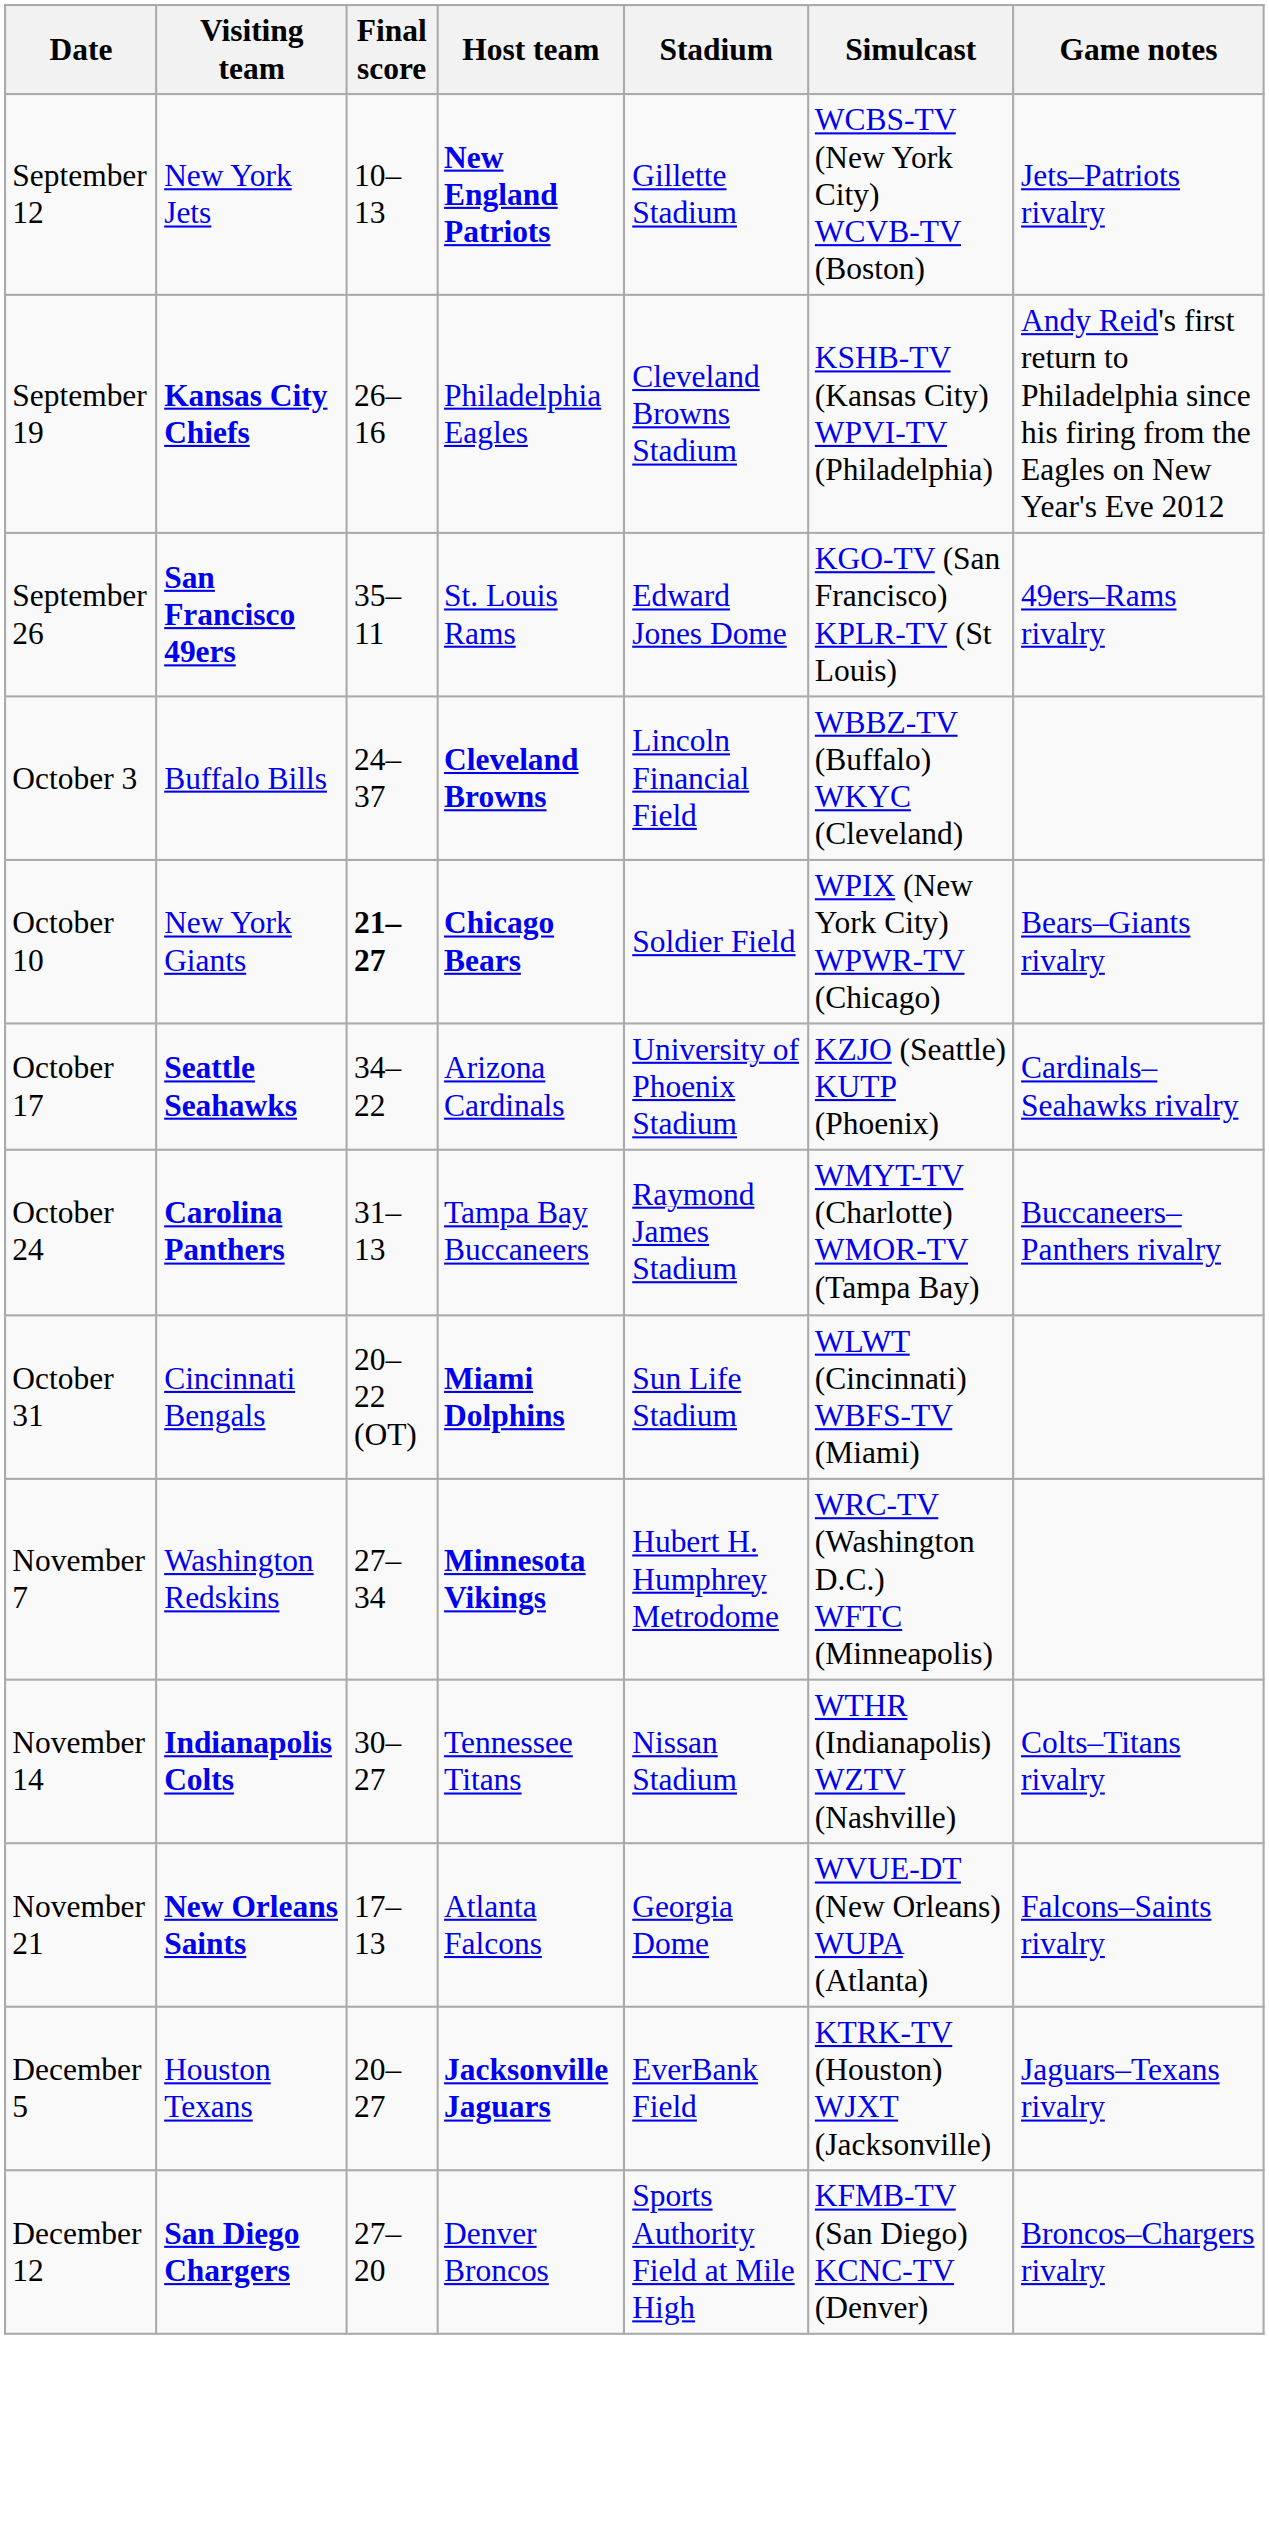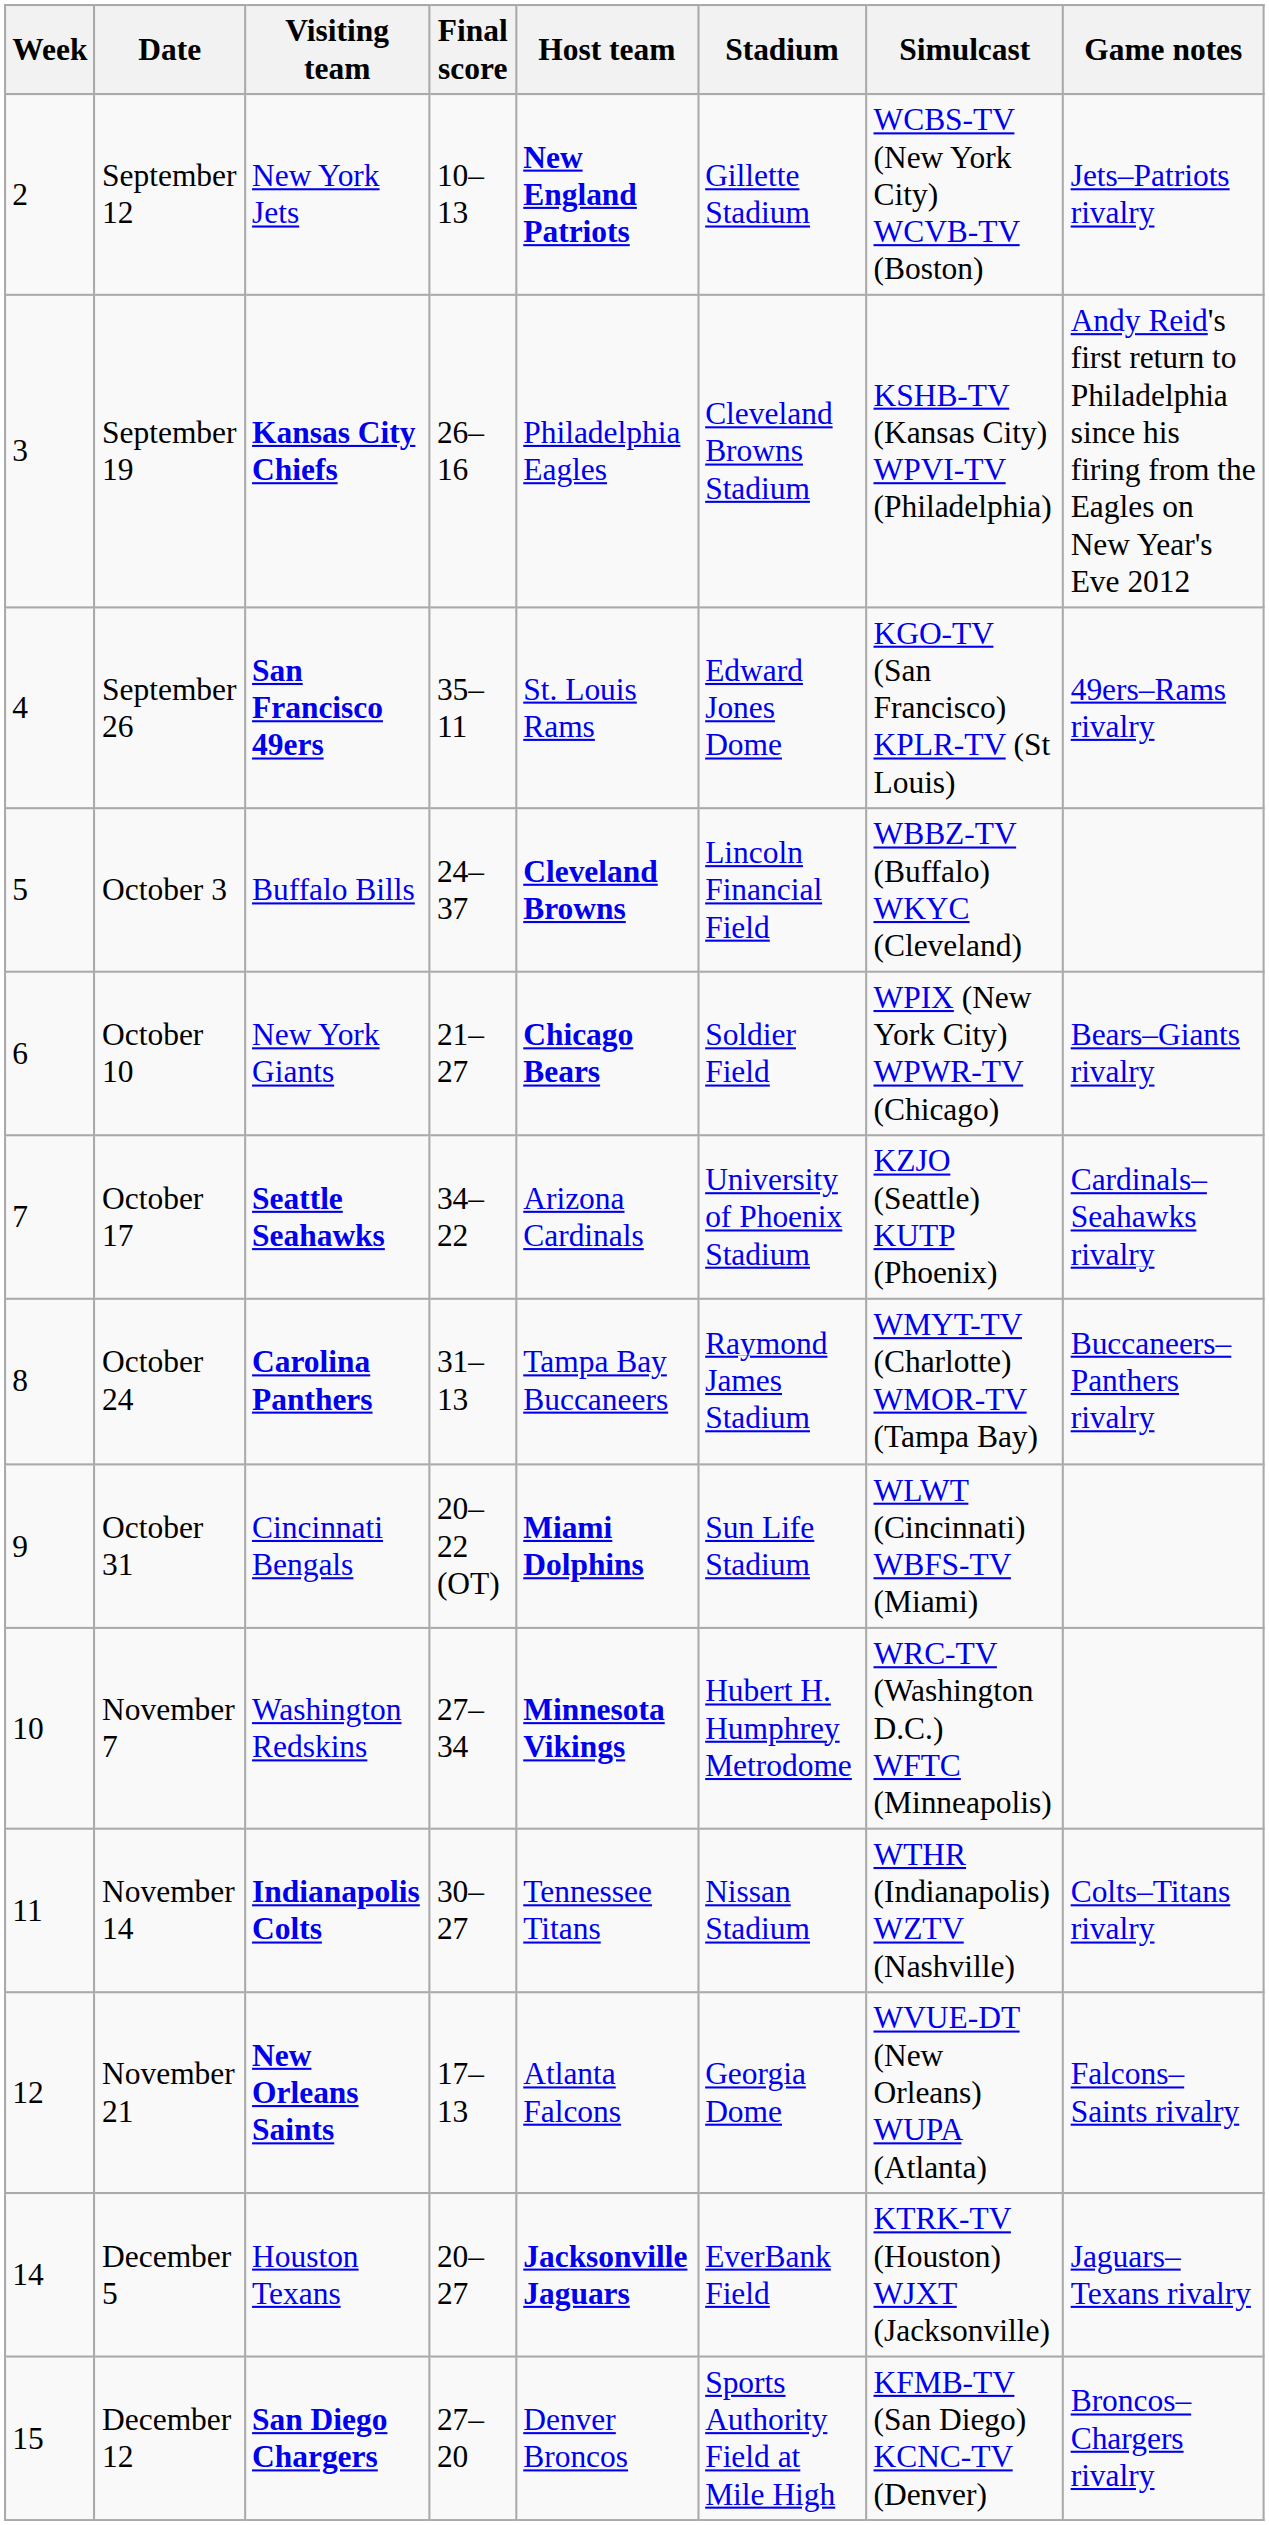+ column: (50, 49)
(378, 942) bold -> (460, 1053) normal
